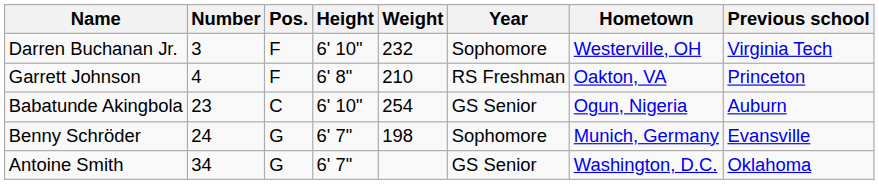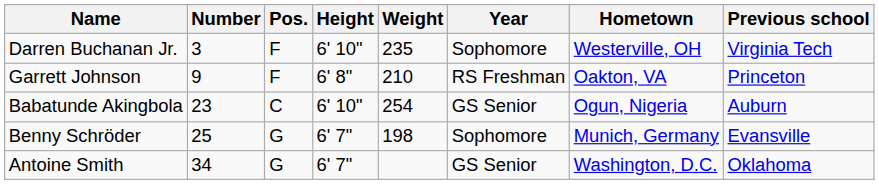(398, 48) 232 -> (398, 48) 235
(196, 77) 4 -> (196, 77) 9
(201, 135) 24 -> (201, 135) 25
